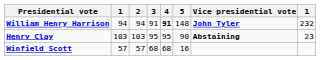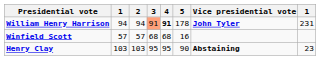(153, 23) no background -> (153, 23) lightsalmon background
(182, 23) 148 -> (182, 23) 178
(307, 23) 232 -> (307, 23) 231
rows swapped: (30, 36) <-> (39, 49)
